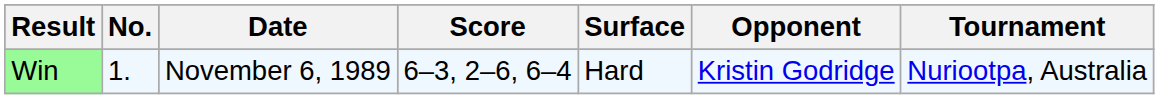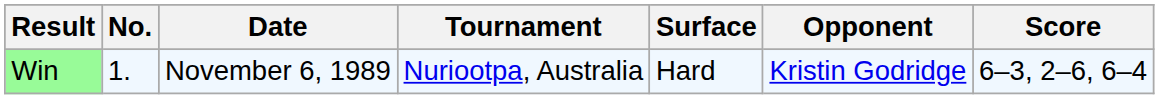columns swapped: (1027, 26) <-> (488, 26)
